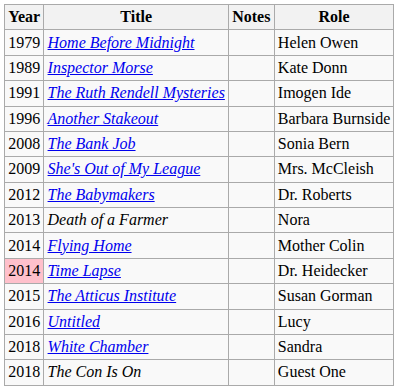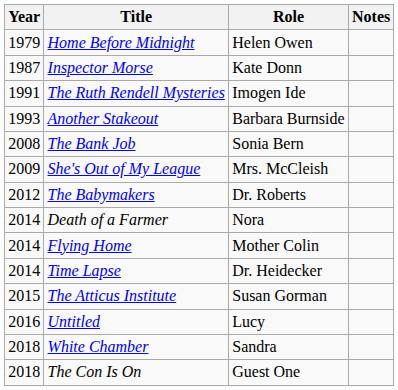columns swapped: (334, 17) <-> (251, 17)
(24, 67) 1989 -> (24, 67) 1987
(24, 118) 1996 -> (24, 118) 1993
(24, 220) 2013 -> (24, 220) 2014
(24, 270) pink background -> (24, 270) no background
